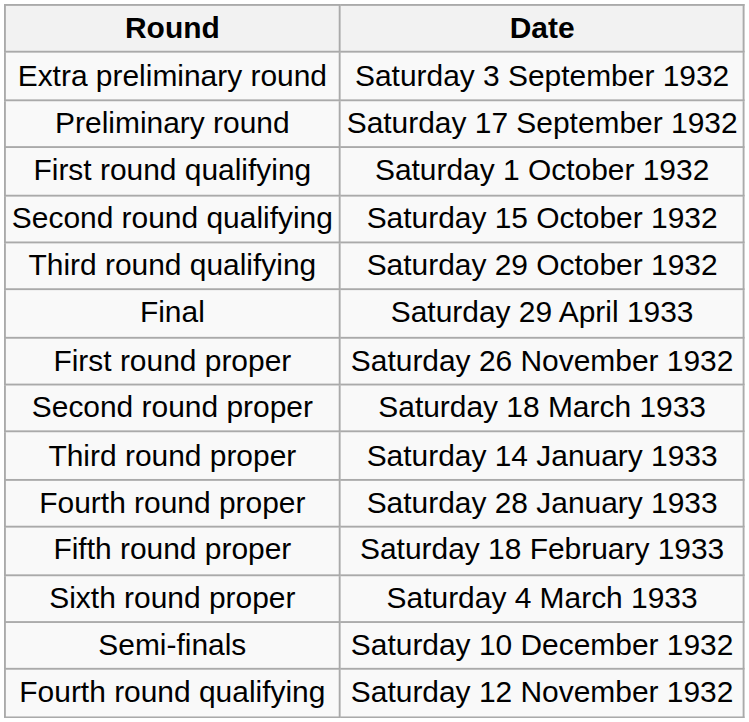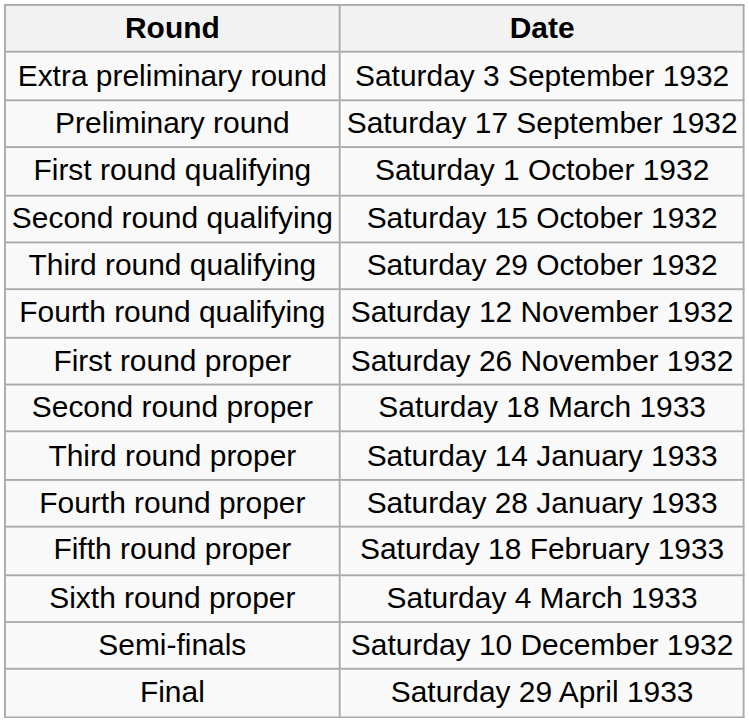rows swapped: (172, 692) <-> (172, 312)
